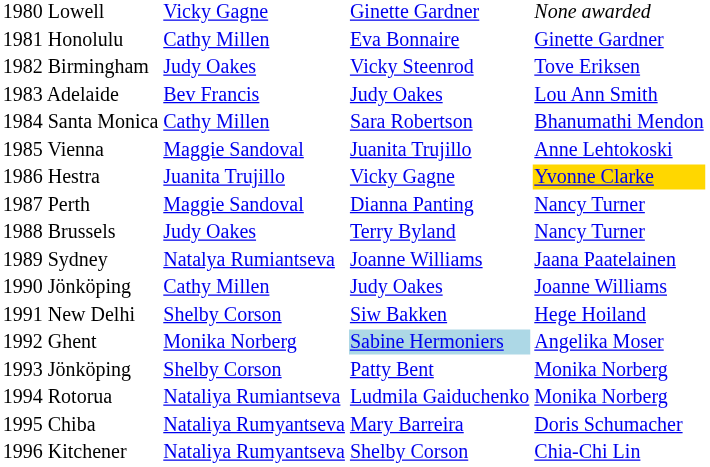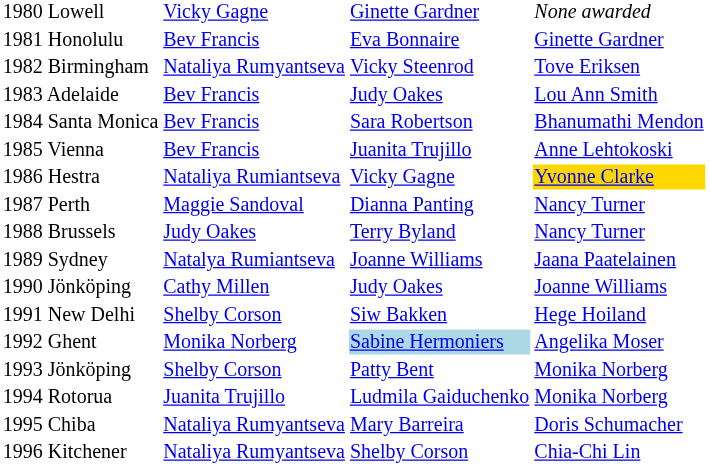(216, 39) Cathy Millen -> (211, 39) Bev Francis
(210, 66) Judy Oakes -> (254, 66) Nataliya Rumyantseva
(216, 121) Cathy Millen -> (211, 121) Bev Francis
(234, 149) Maggie Sandoval -> (211, 149) Bev Francis
(224, 176) Juanita Trujillo -> (252, 176) Nataliya Rumiantseva
(252, 396) Nataliya Rumiantseva -> (224, 396) Juanita Trujillo
